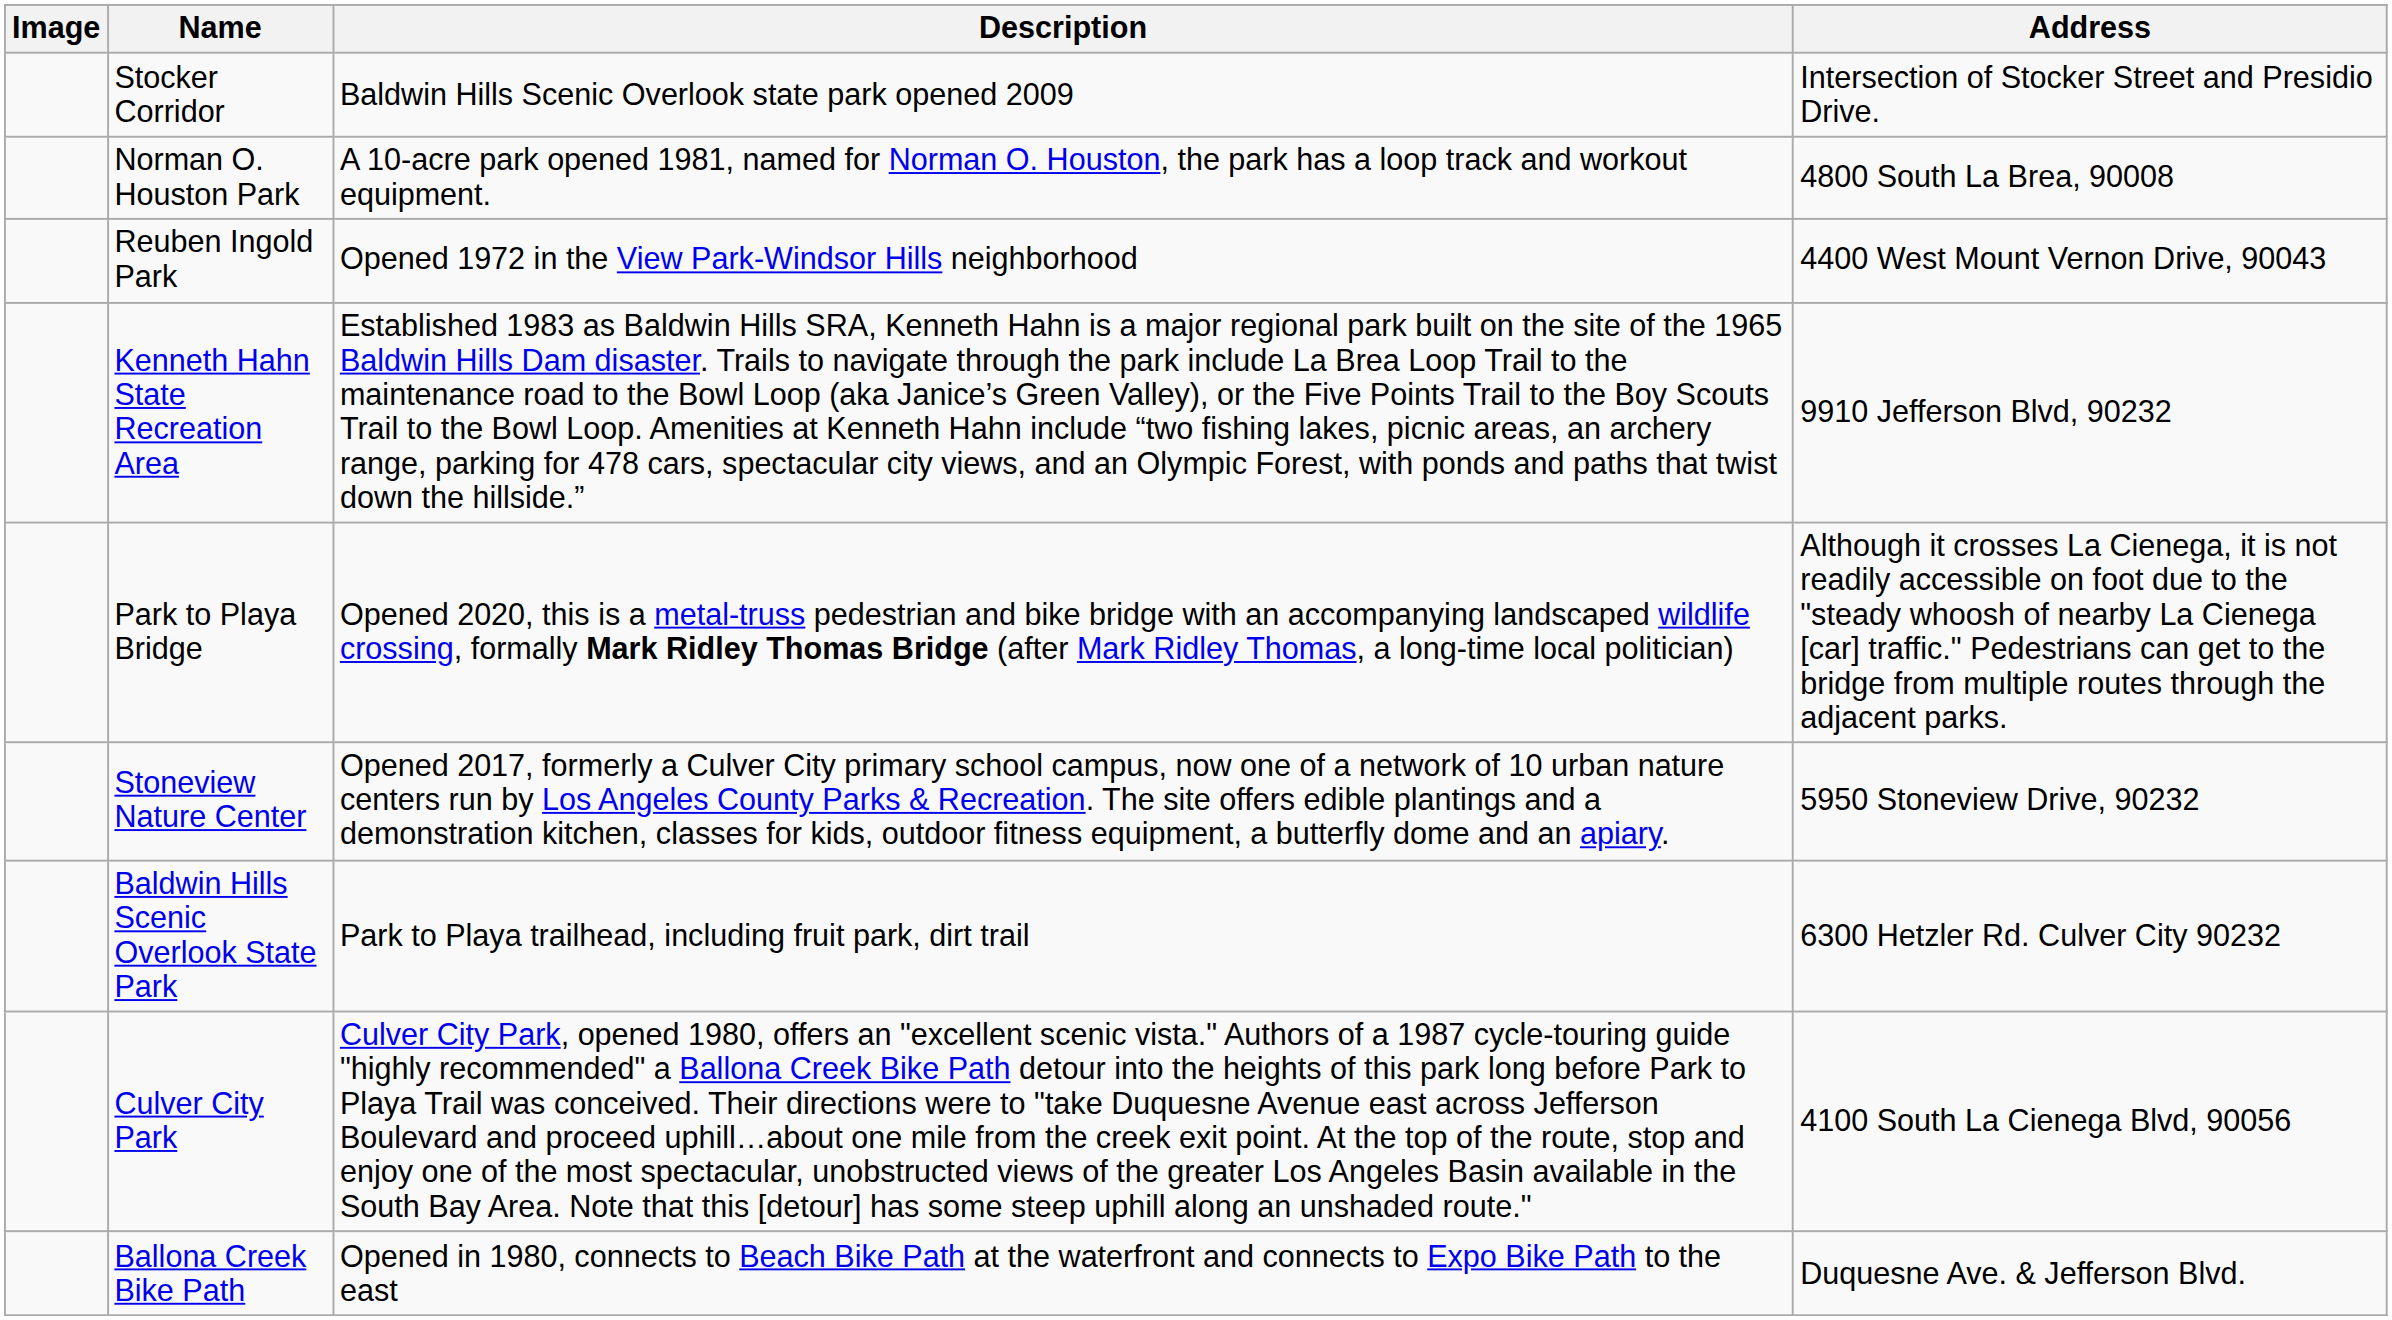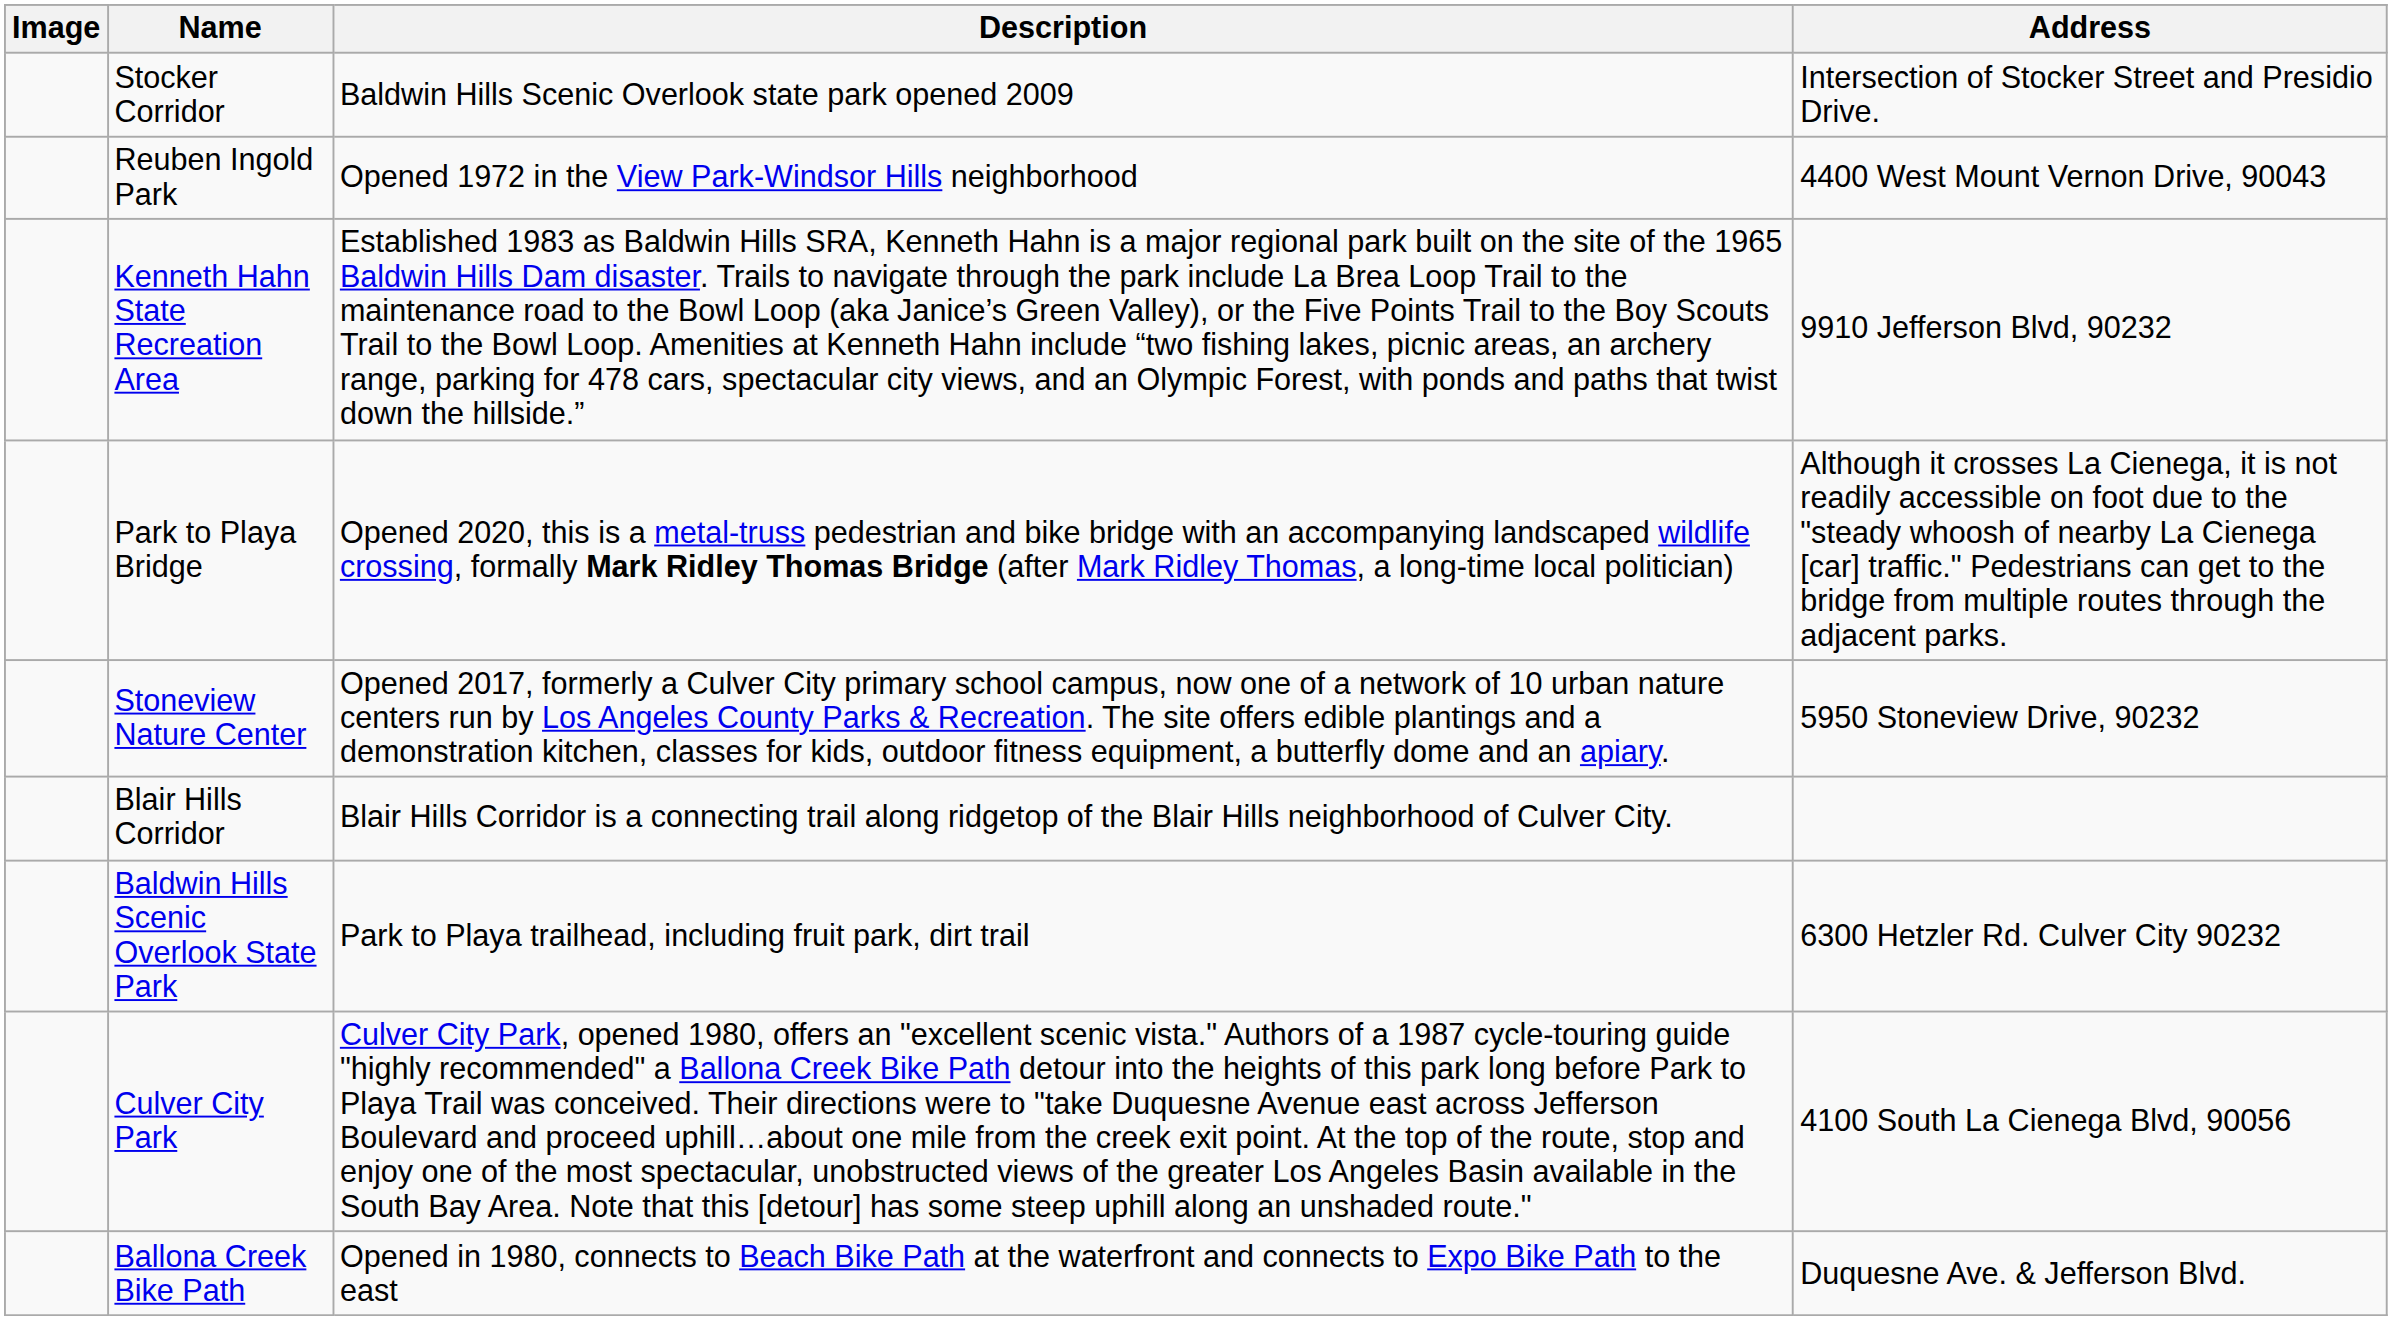- row: (207, 177)
+ row: (178, 818)
